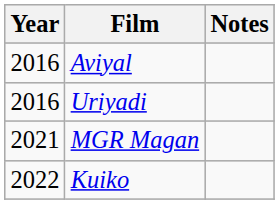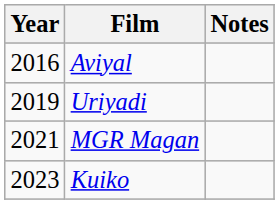(35, 101) 2016 -> (35, 101) 2019
(35, 179) 2022 -> (35, 179) 2023
